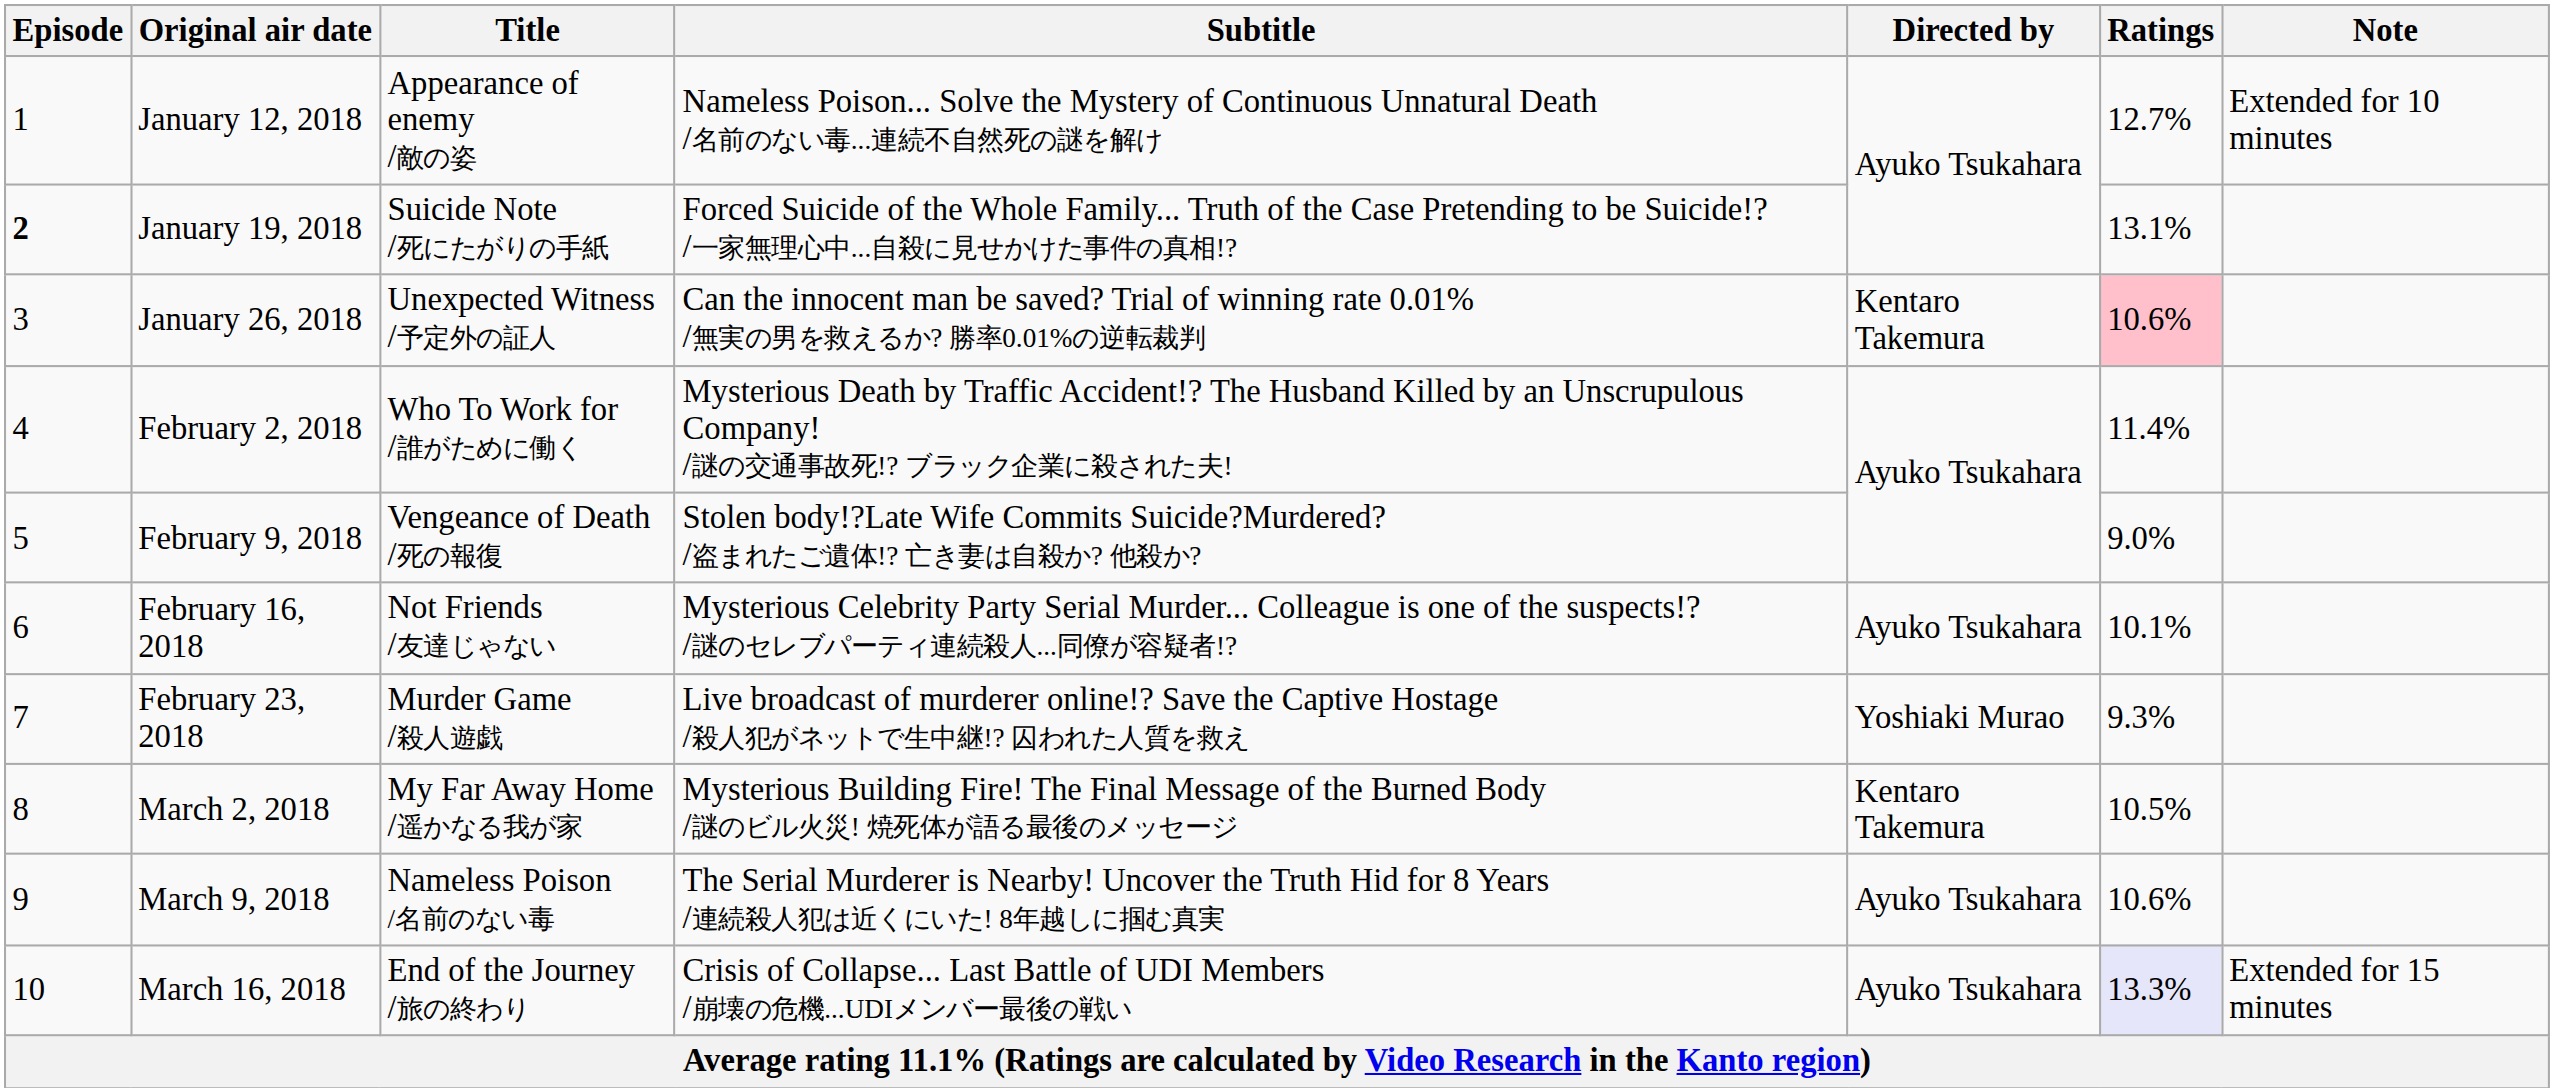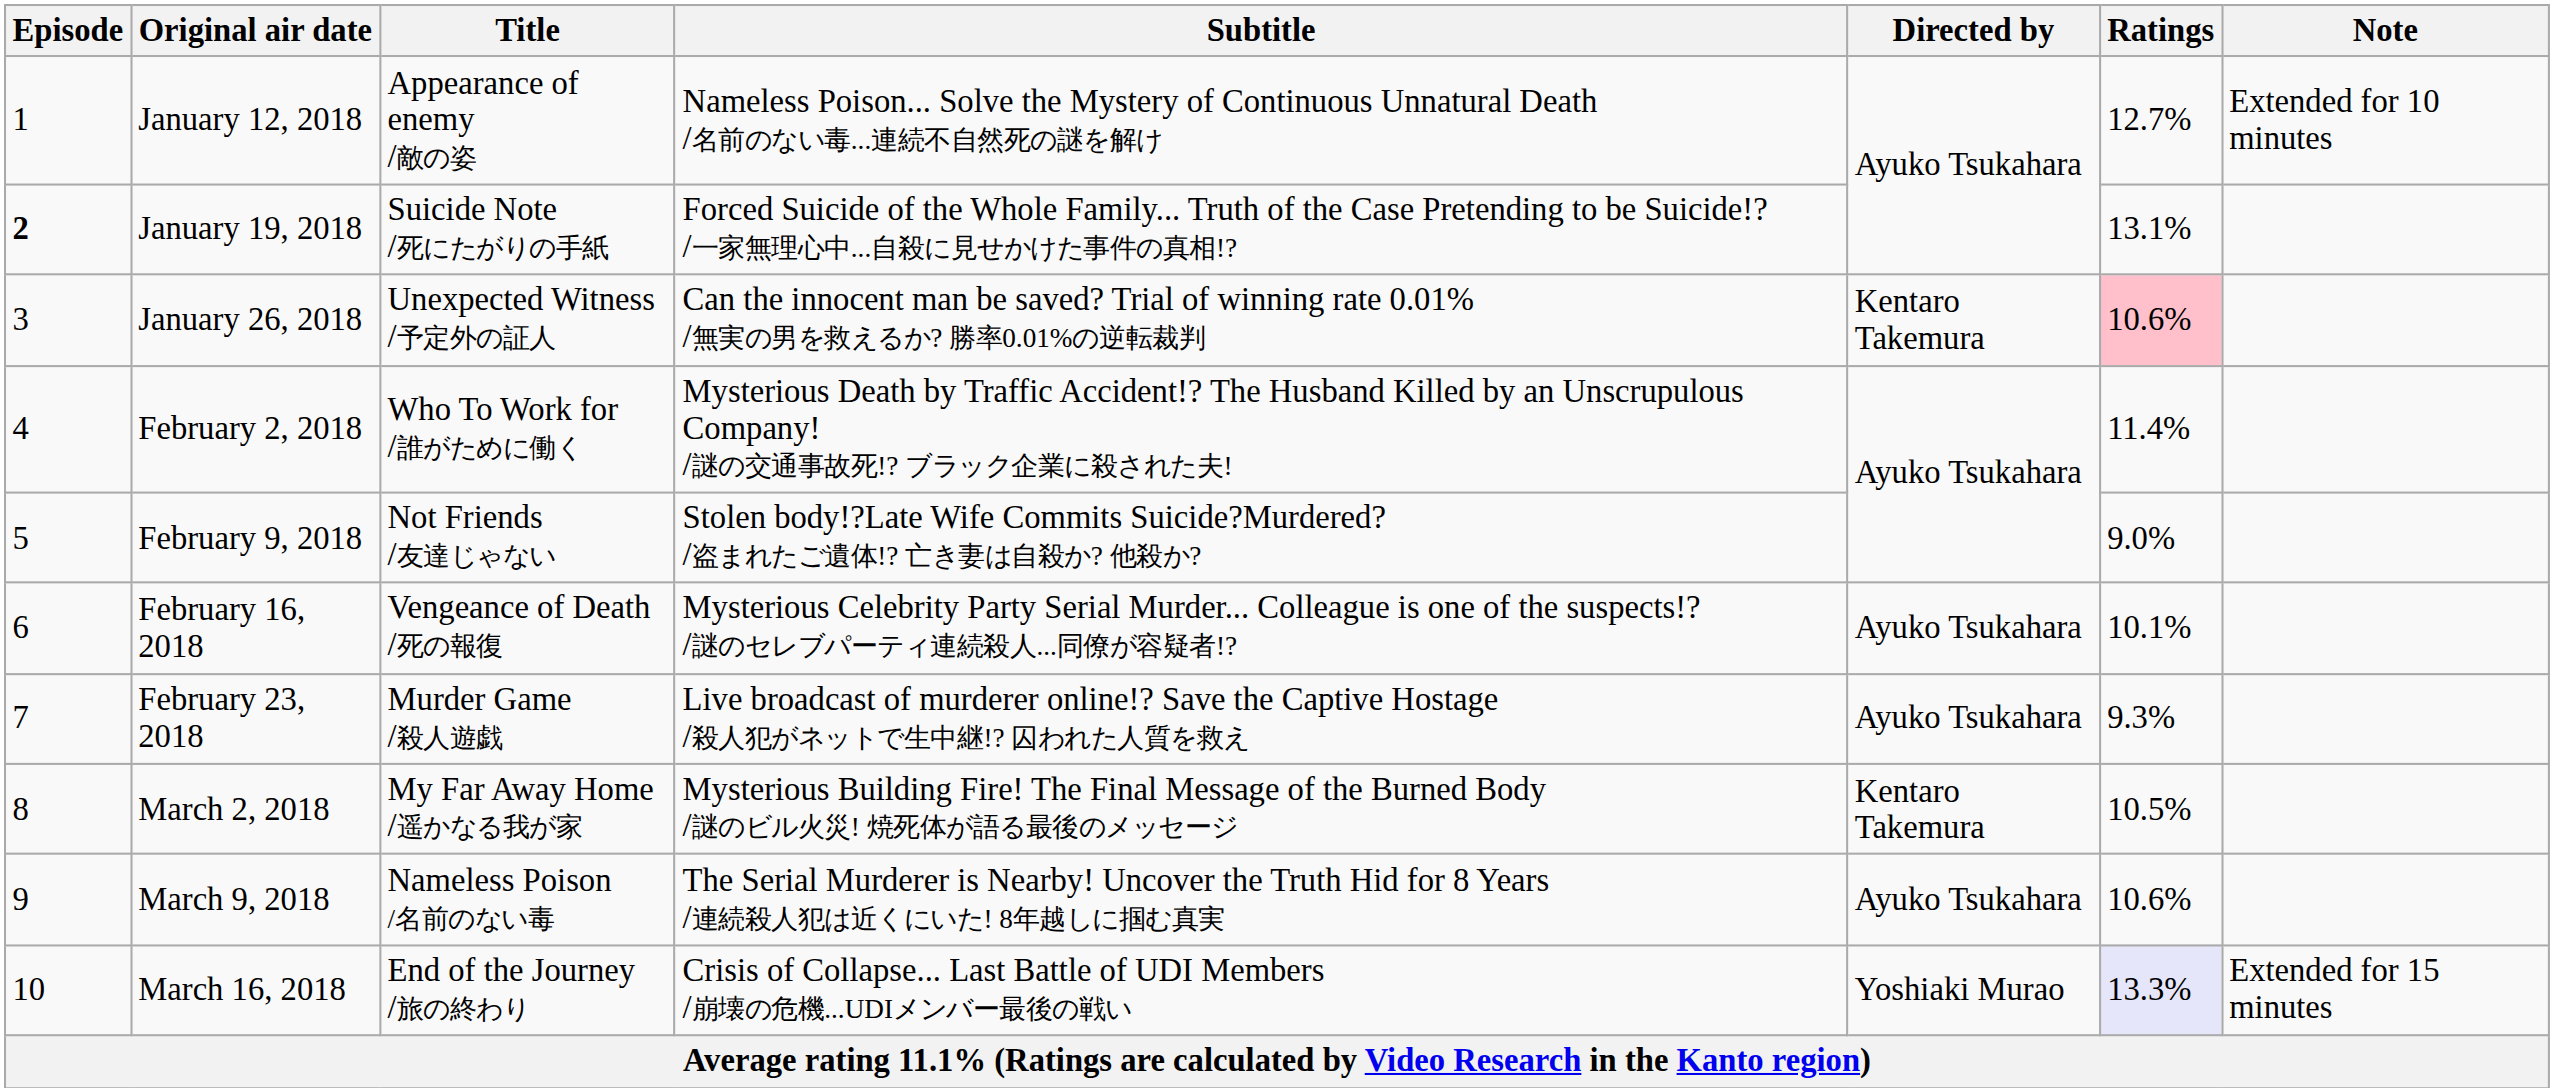(519, 536) Vengeance of Death /死の報復 -> (472, 536) Not Friends /友達じゃない
(472, 626) Not Friends /友達じゃない -> (519, 626) Vengeance of Death /死の報復
(1960, 718) Yoshiaki Murao -> (1968, 718) Ayuko Tsukahara
(1968, 989) Ayuko Tsukahara -> (1960, 989) Yoshiaki Murao
